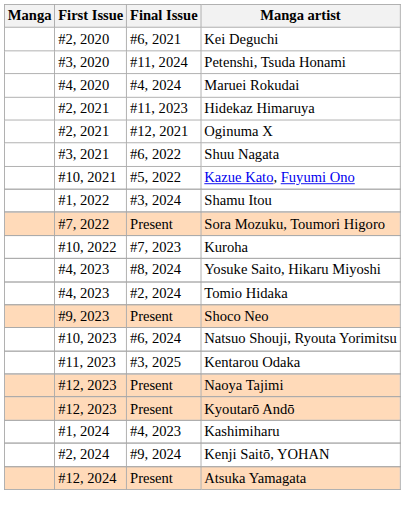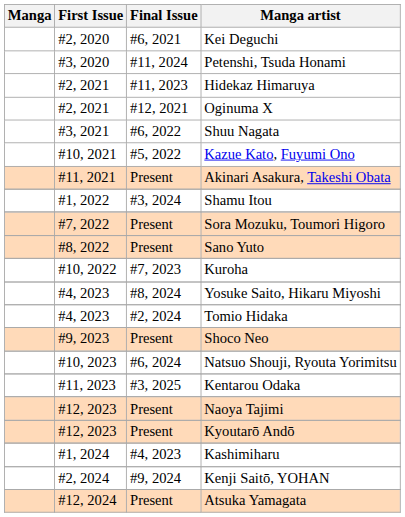- row: (252, 85)
+ row: (297, 177)
+ row: (234, 246)
